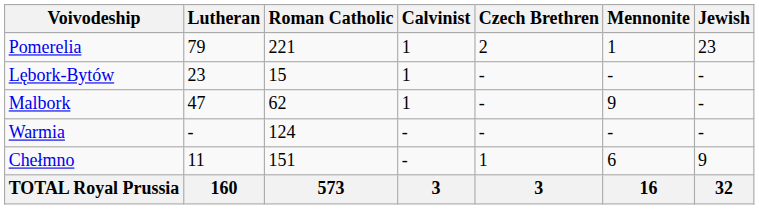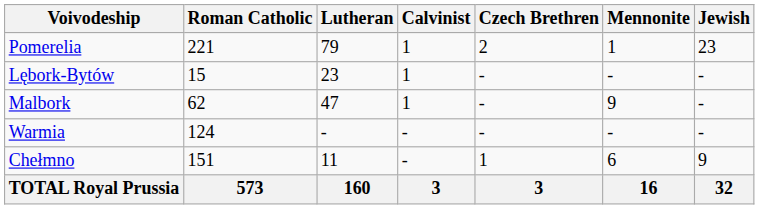columns swapped: (331, 18) <-> (224, 18)
